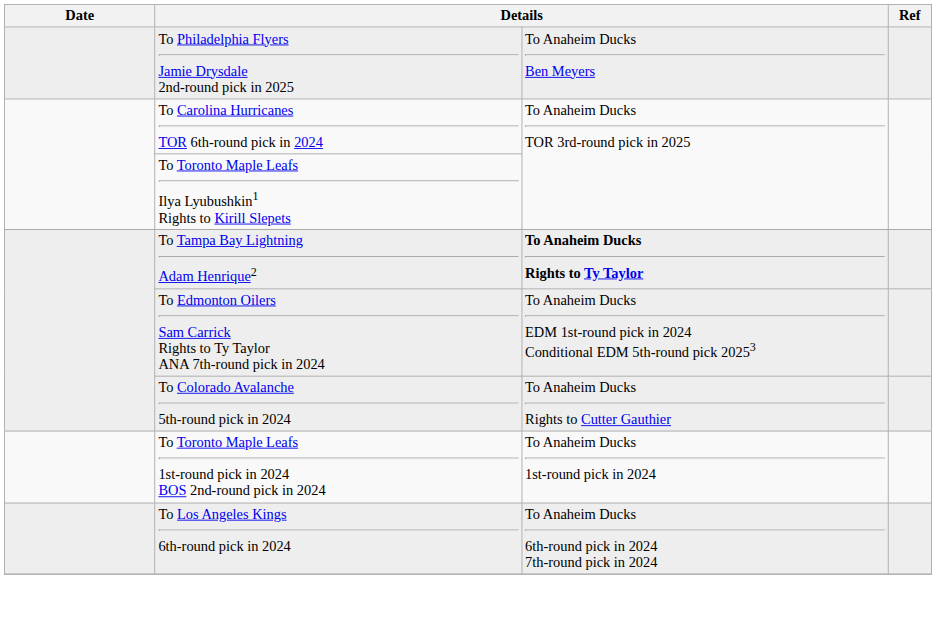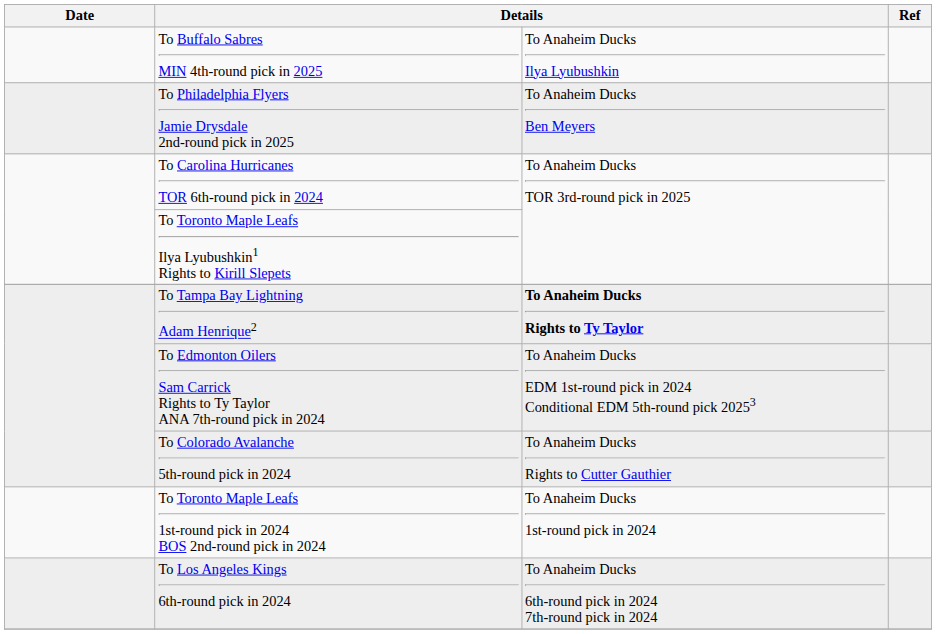+ row: (338, 54)
